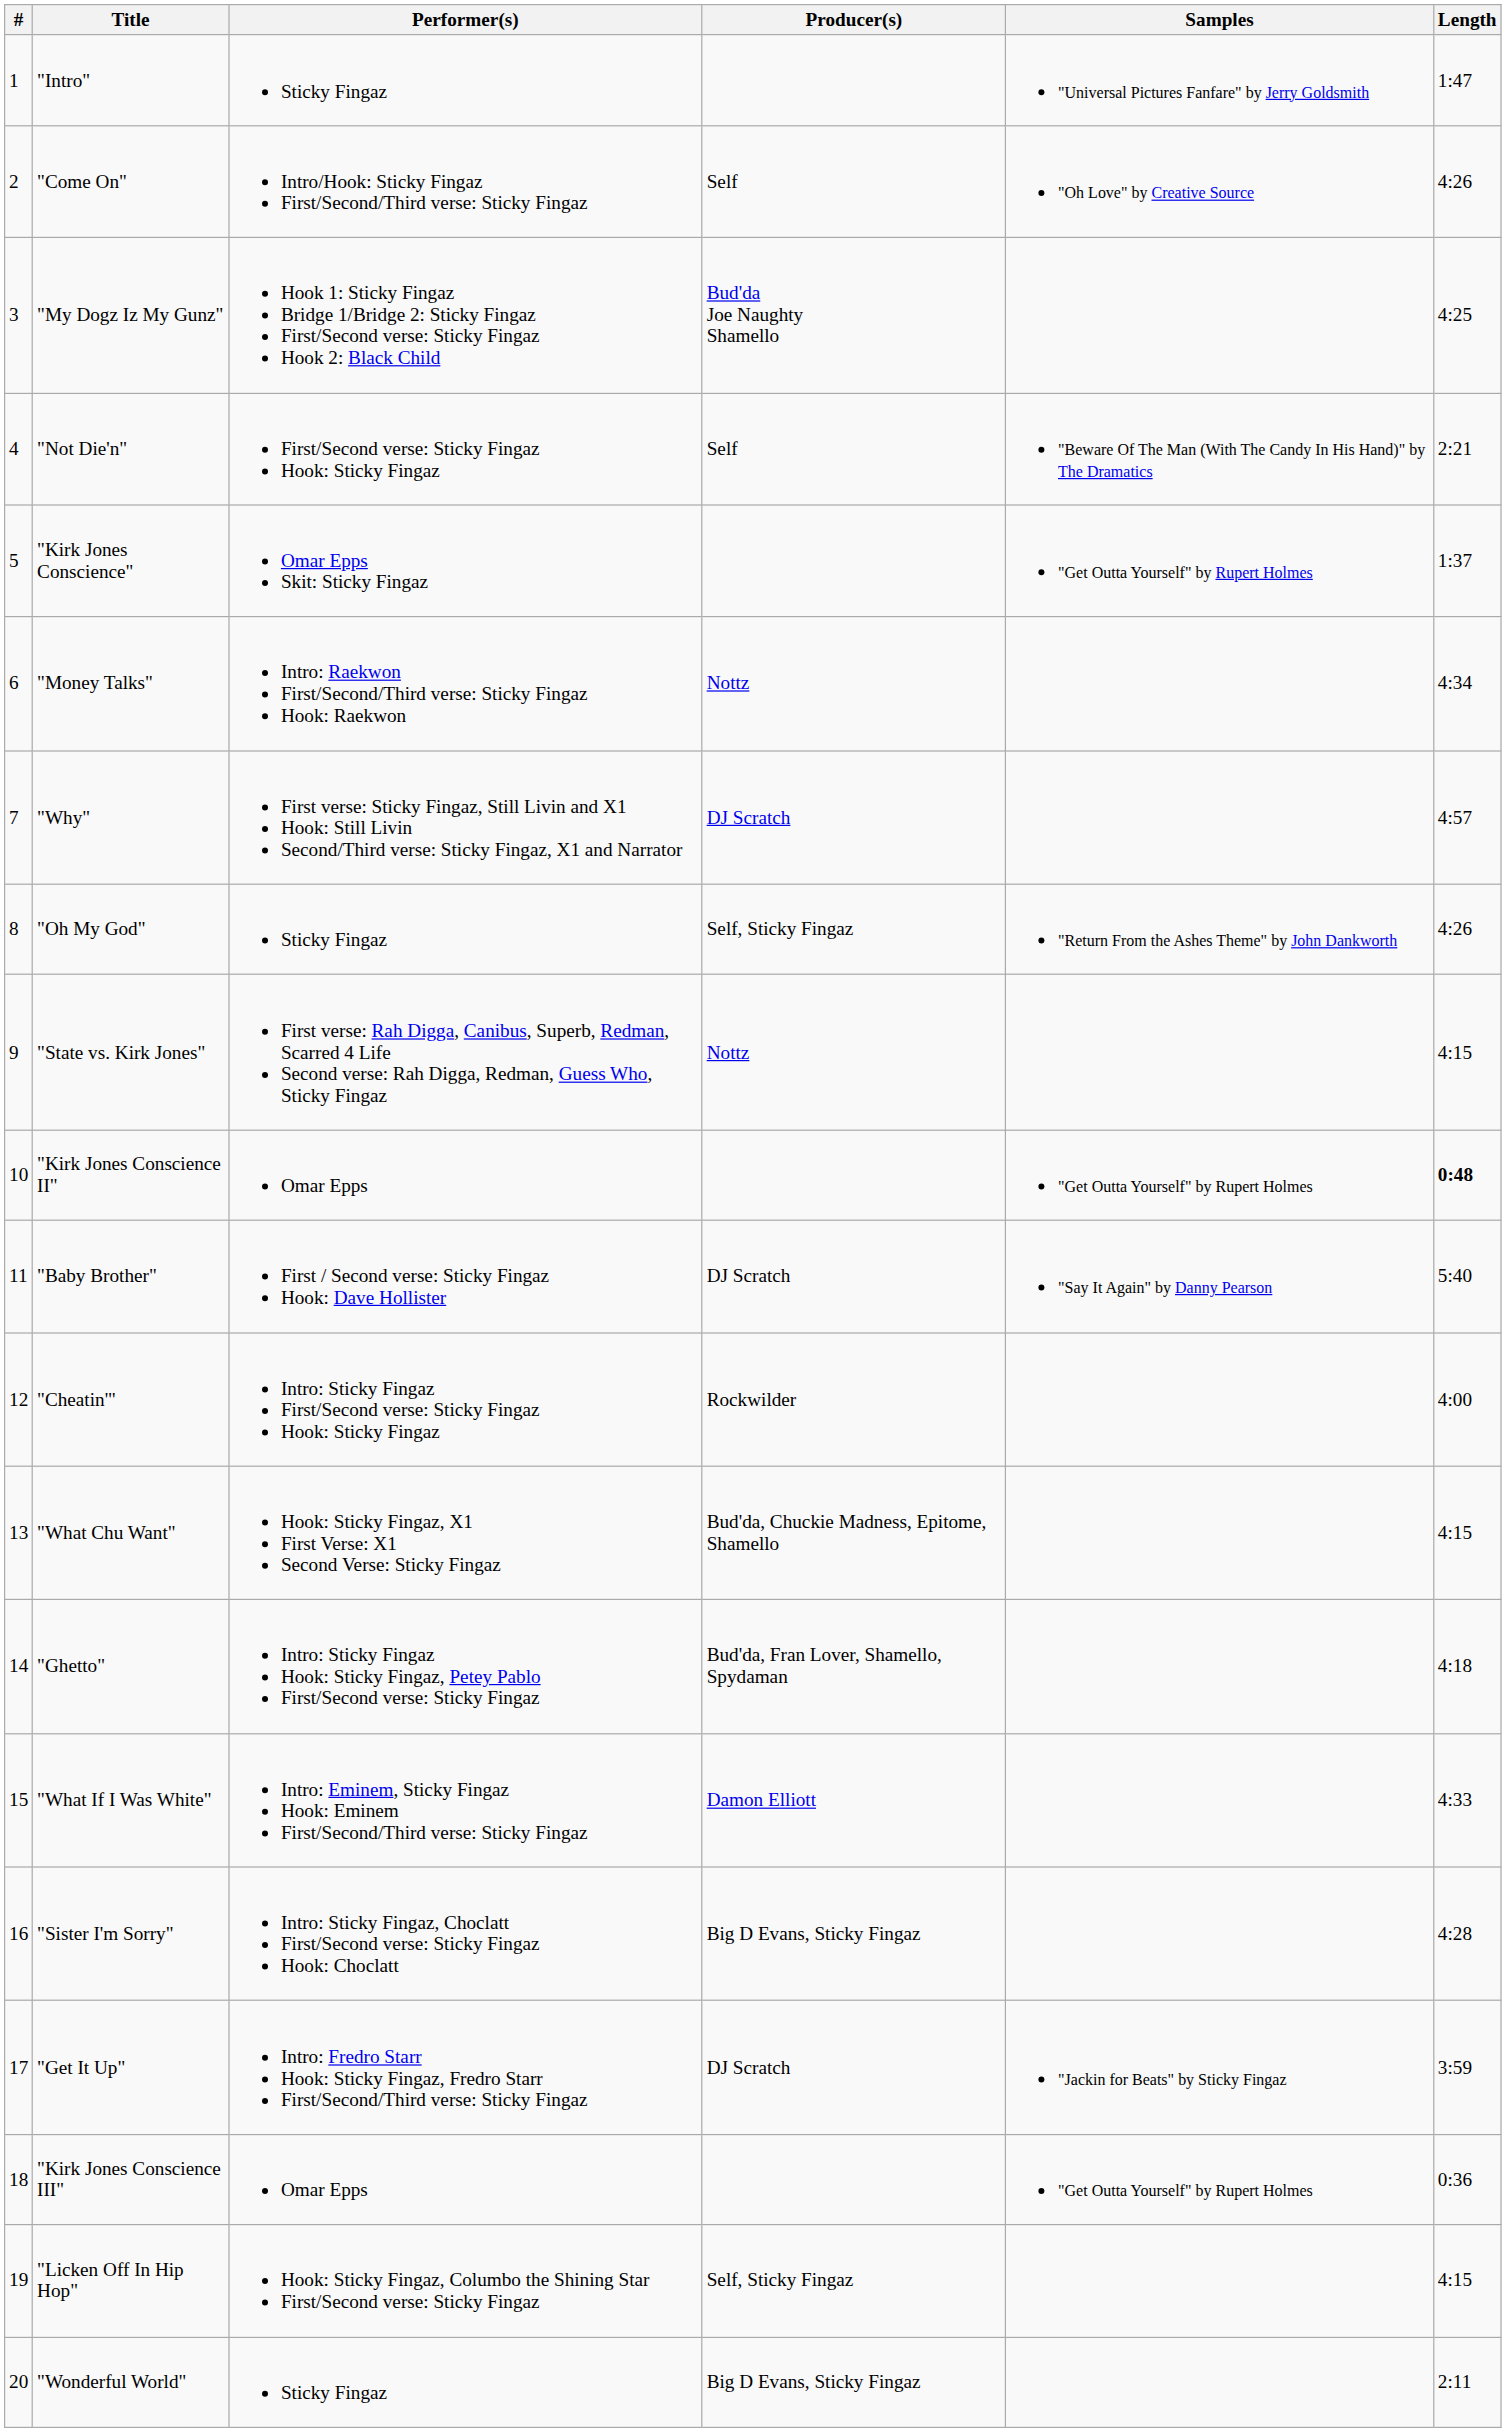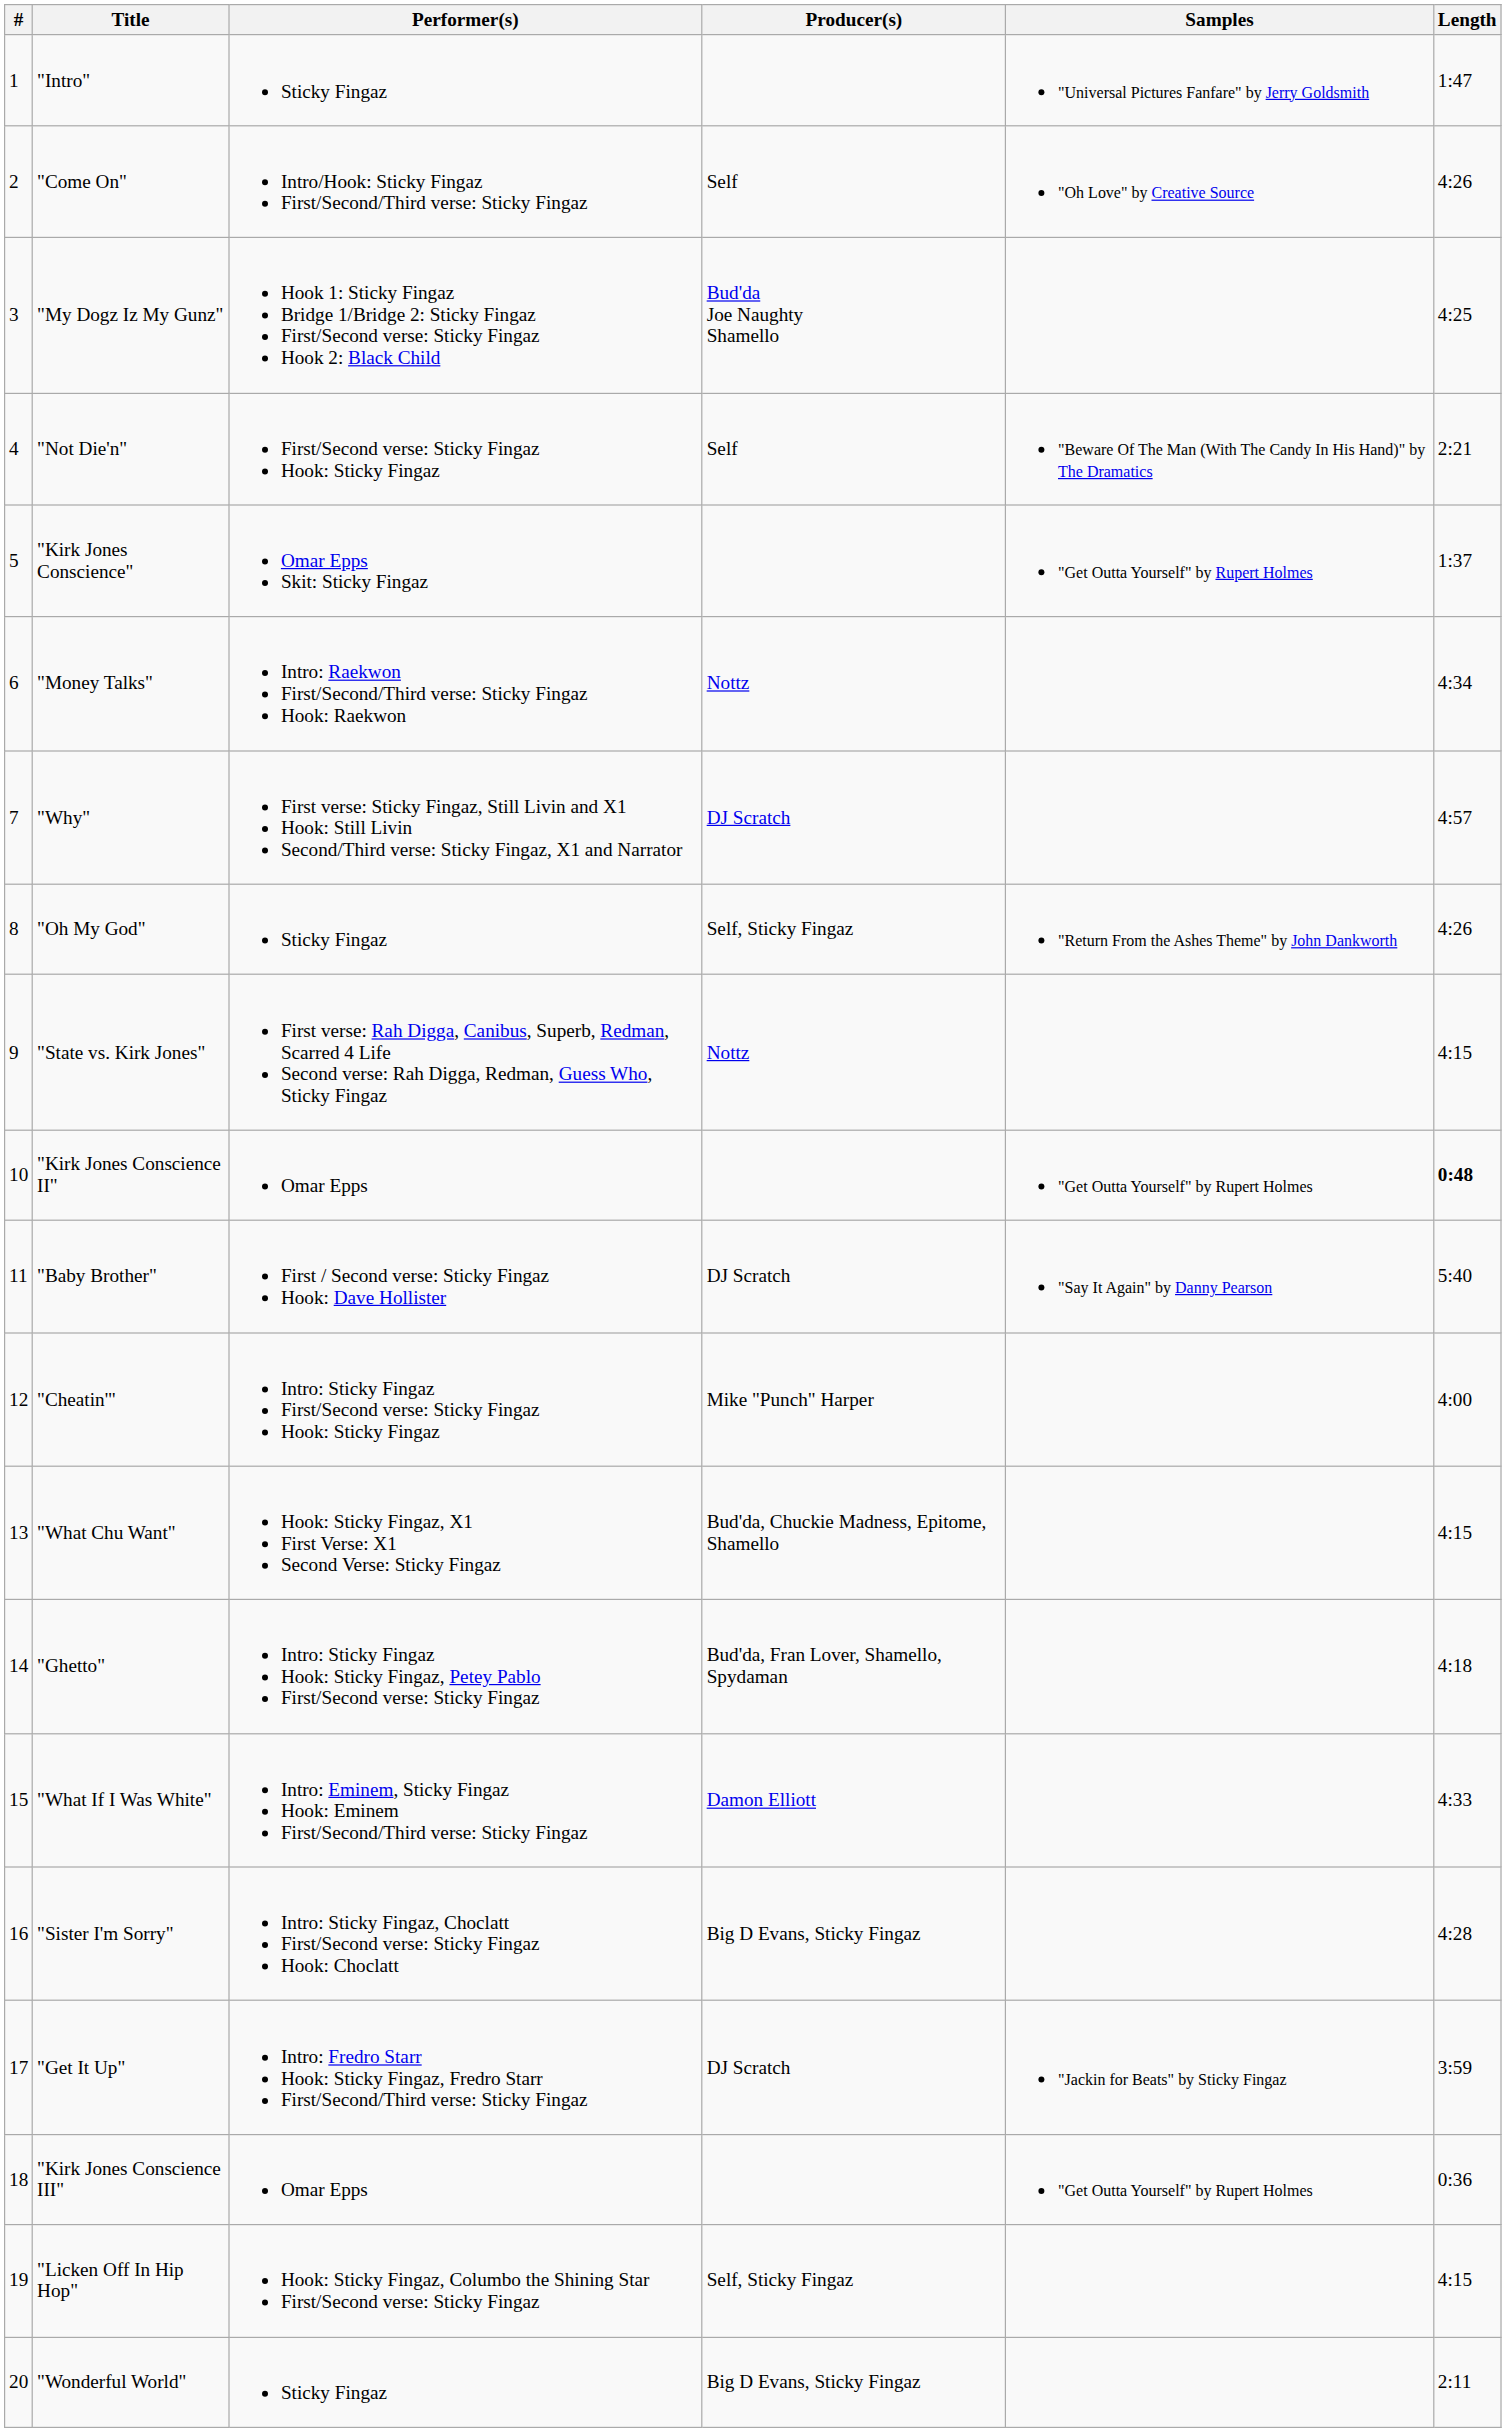(751, 1399) Rockwilder -> (790, 1399) Mike "Punch" Harper
